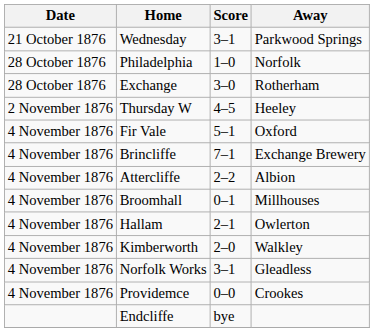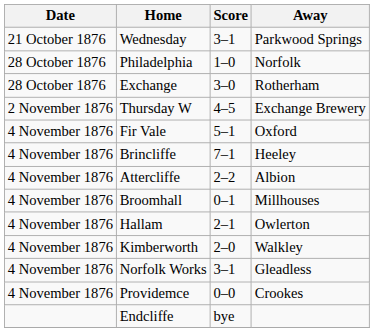(275, 108) Heeley -> (310, 108) Exchange Brewery
(310, 154) Exchange Brewery -> (275, 154) Heeley
